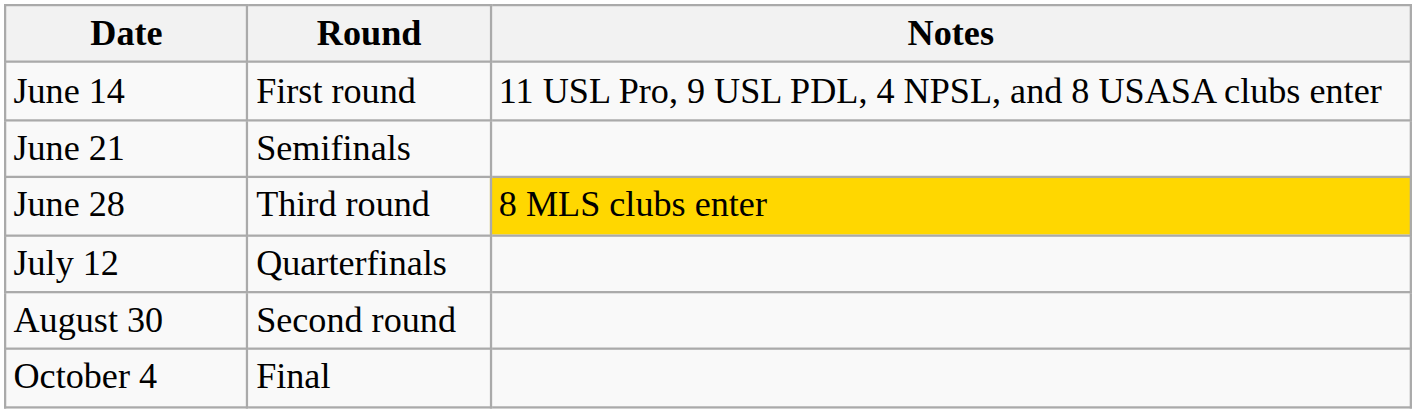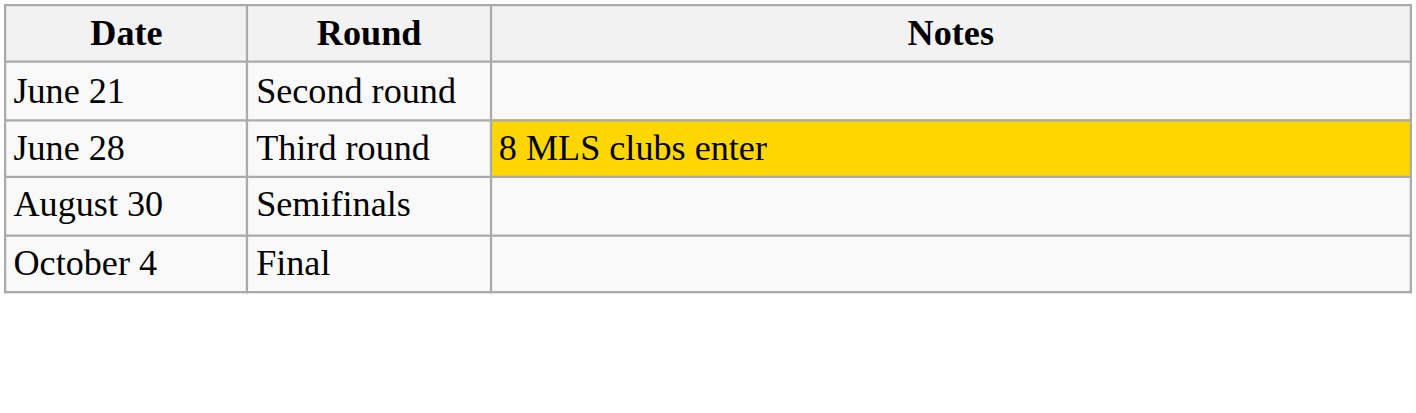- row: (69, 90)
(333, 147) Semifinals -> (356, 90) Second round
- row: (66, 262)
(356, 319) Second round -> (333, 205) Semifinals
